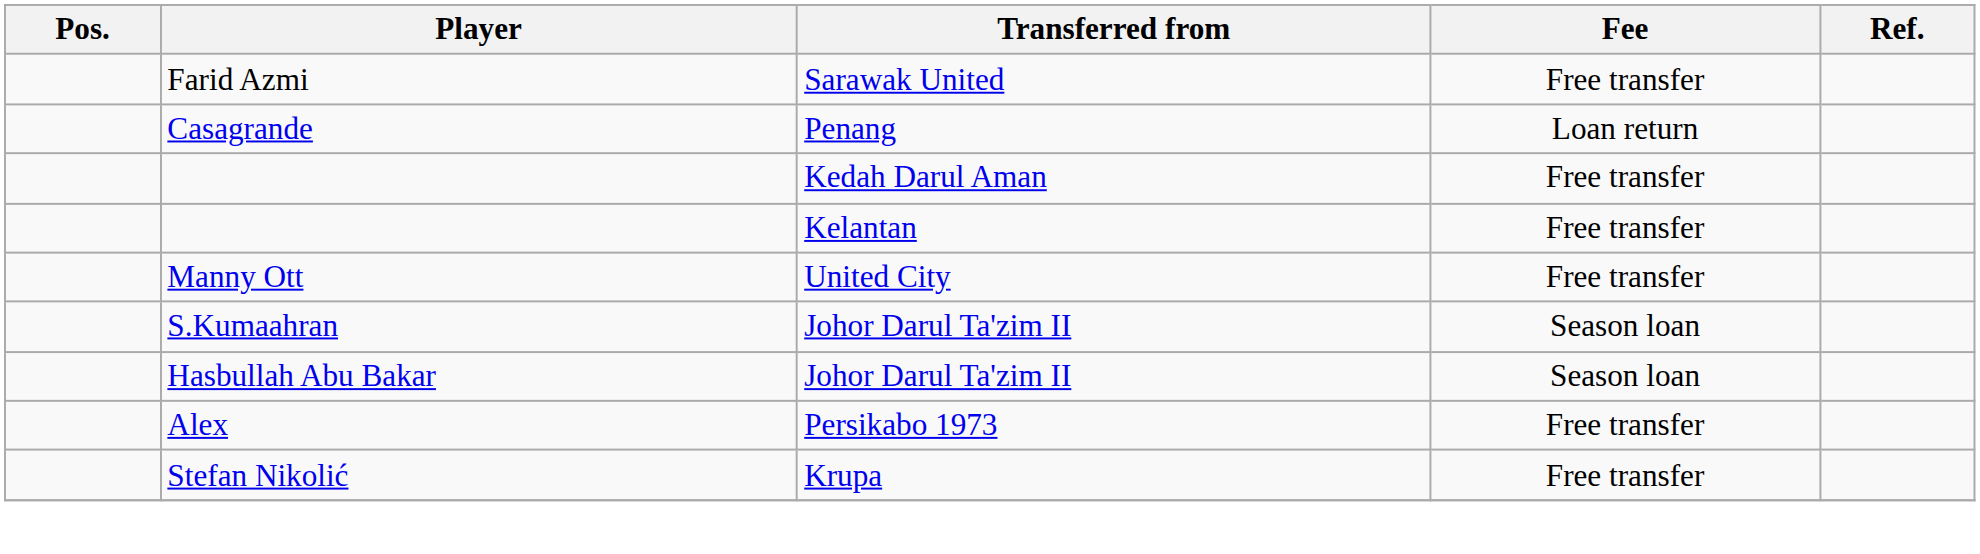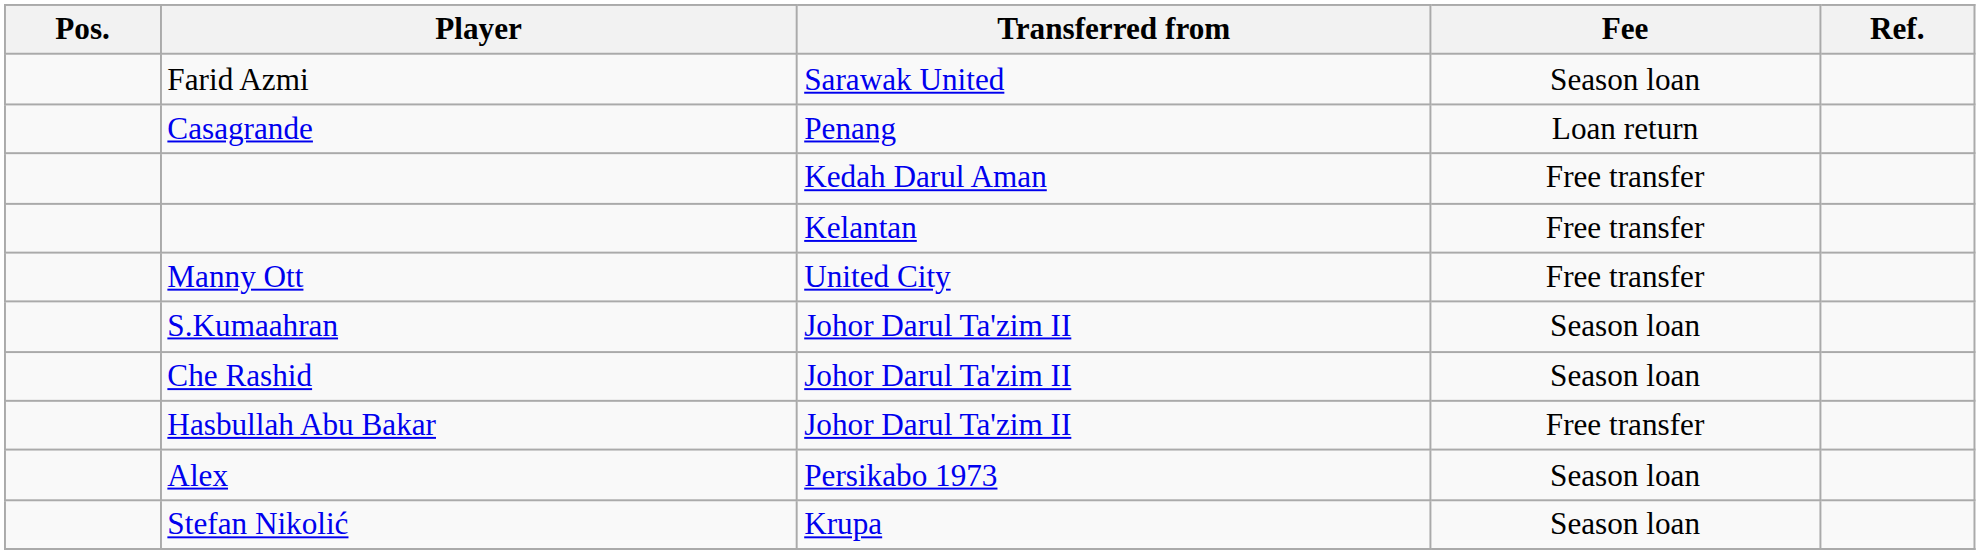(1625, 78) Free transfer -> (1625, 78) Season loan
+ row: (240, 375)
(1625, 375) Season loan -> (1625, 425) Free transfer
(1625, 425) Free transfer -> (1625, 474) Season loan
(1625, 474) Free transfer -> (1625, 524) Season loan
